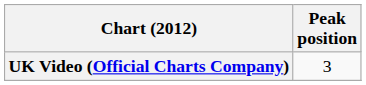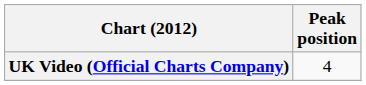(327, 66) 3 -> (327, 66) 4
